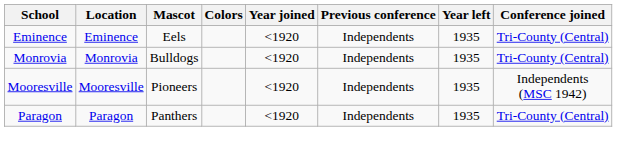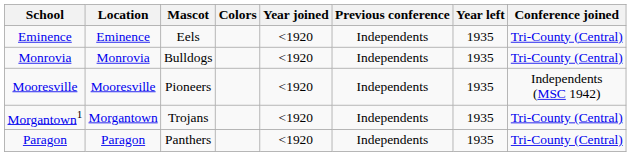+ row: (45, 117)
